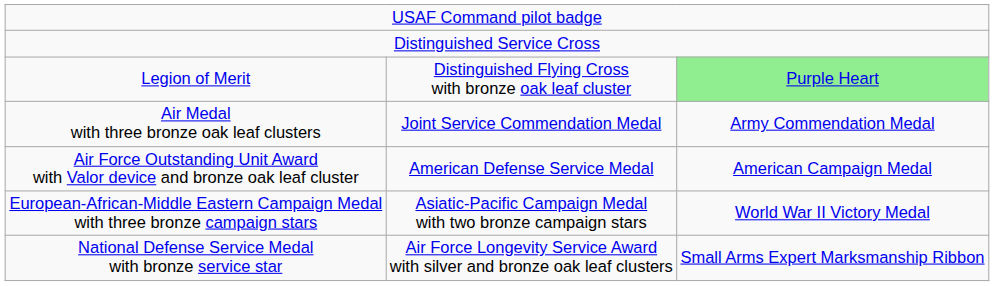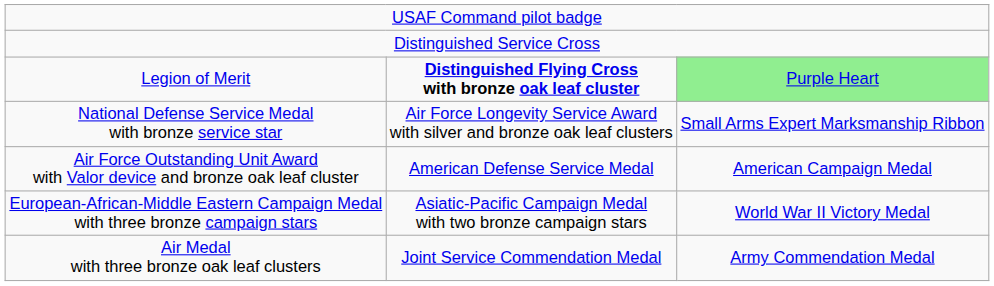(531, 79) normal -> (531, 79) bold
rows swapped: (196, 123) <-> (196, 257)
